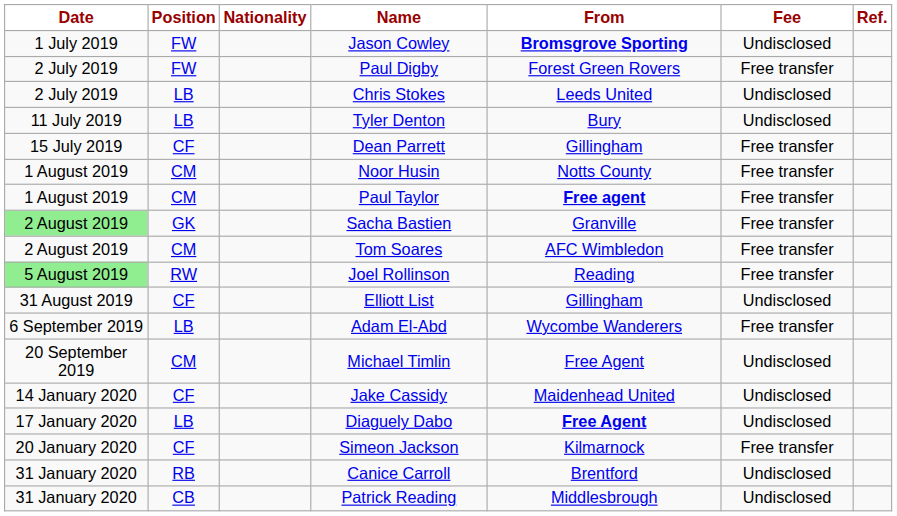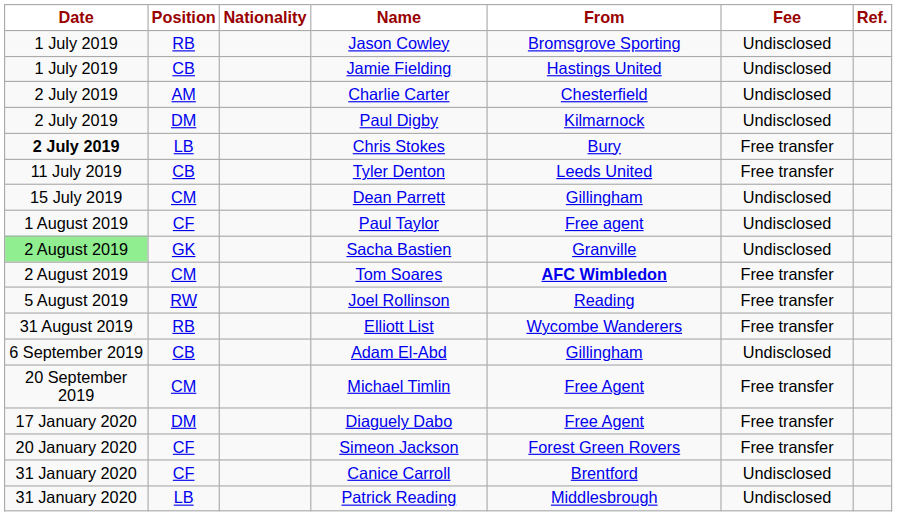(184, 44) FW -> (184, 44) RB
(604, 44) bold -> (604, 44) normal
+ row: (399, 69)
+ row: (399, 95)
(184, 69) FW -> (184, 121) DM
(604, 69) Forest Green Rovers -> (604, 121) Kilmarnock
(787, 69) Free transfer -> (787, 121) Undisclosed
(76, 95) normal -> (76, 146) bold
(604, 95) Leeds United -> (604, 146) Bury
(787, 95) Undisclosed -> (787, 146) Free transfer
(184, 121) LB -> (184, 172) CB
(604, 121) Bury -> (604, 172) Leeds United
(787, 121) Undisclosed -> (787, 172) Free transfer
(184, 146) CF -> (184, 198) CM
(787, 146) Free transfer -> (787, 198) Undisclosed
- row: (399, 172)
(184, 198) CM -> (184, 223) CF
(604, 198) bold -> (604, 223) normal
(787, 198) Free transfer -> (787, 223) Undisclosed
(787, 223) Free transfer -> (787, 249) Undisclosed
(604, 249) normal -> (604, 275) bold
(76, 275) lightgreen background -> (76, 301) no background
(184, 301) CF -> (184, 326) RB
(604, 301) Gillingham -> (604, 326) Wycombe Wanderers
(787, 301) Undisclosed -> (787, 326) Free transfer
(184, 326) LB -> (184, 352) CB
(604, 326) Wycombe Wanderers -> (604, 352) Gillingham
(787, 326) Free transfer -> (787, 352) Undisclosed
(787, 361) Undisclosed -> (787, 387) Free transfer
- row: (399, 396)
(184, 422) LB -> (184, 422) DM
(604, 422) bold -> (604, 422) normal
(787, 422) Undisclosed -> (787, 422) Free transfer
(604, 447) Kilmarnock -> (604, 447) Forest Green Rovers
(184, 473) RB -> (184, 473) CF
(184, 499) CB -> (184, 499) LB
